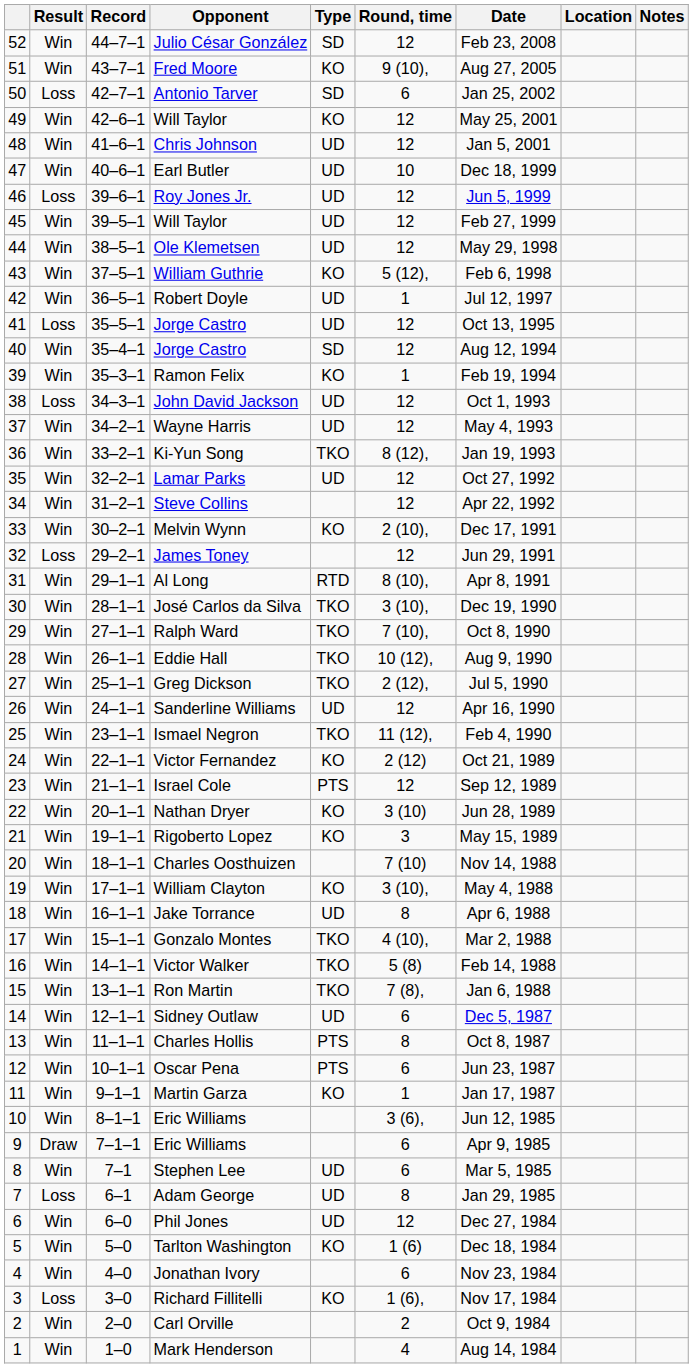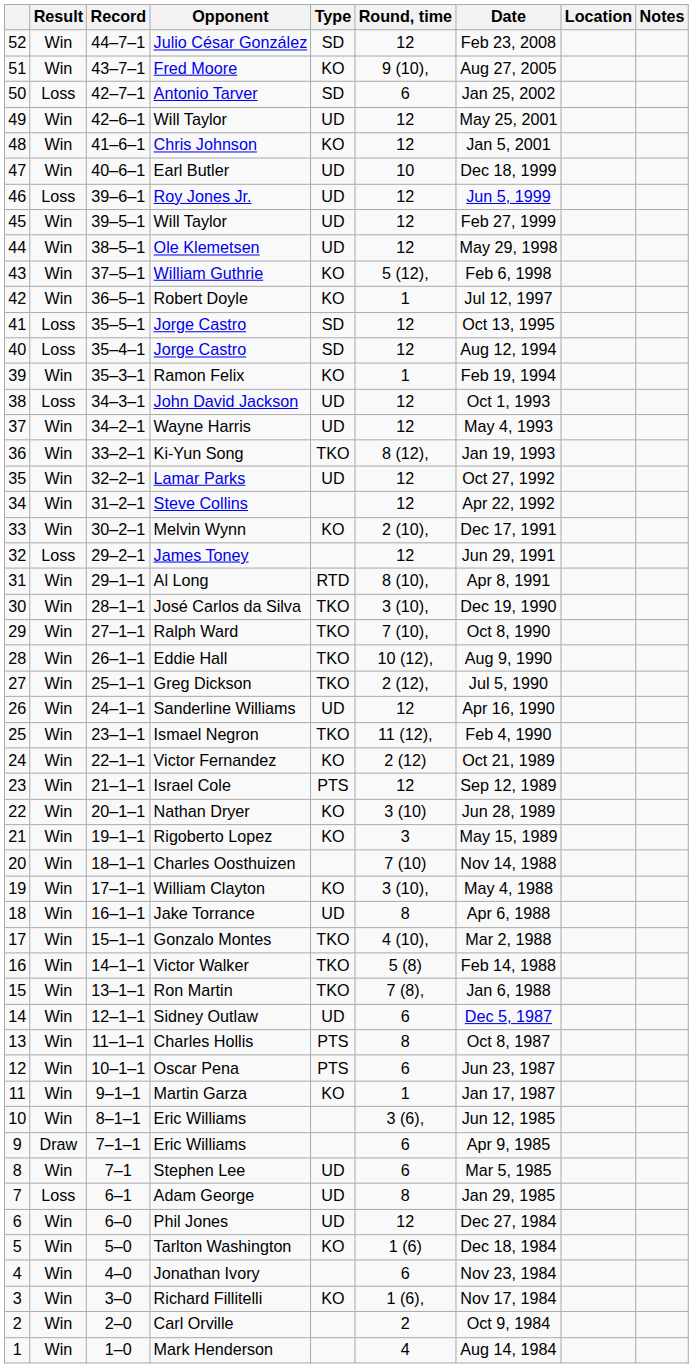(333, 119) KO -> (333, 119) UD
(333, 145) UD -> (333, 145) KO
(333, 299) UD -> (333, 299) KO
(333, 324) UD -> (333, 324) SD
(58, 350) Win -> (58, 350) Loss
(58, 1298) Loss -> (58, 1298) Win
